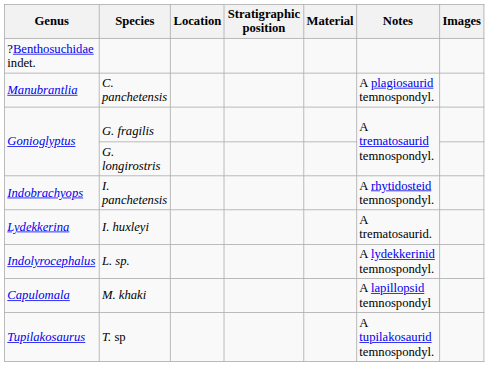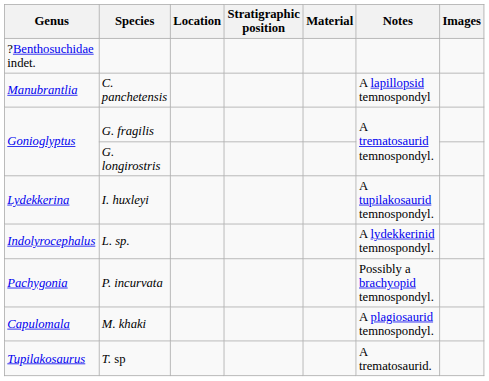(397, 90) A plagiosaurid temnospondyl. -> (395, 90) A lapillopsid temnospondyl
- row: (135, 192)
(396, 227) A trematosaurid. -> (396, 200) A tupilakosaurid temnospondyl.
+ row: (132, 282)
(395, 295) A lapillopsid temnospondyl -> (396, 324) A plagiosaurid temnospondyl.
(397, 337) A tupilakosaurid temnospondyl. -> (395, 358) A trematosaurid.
